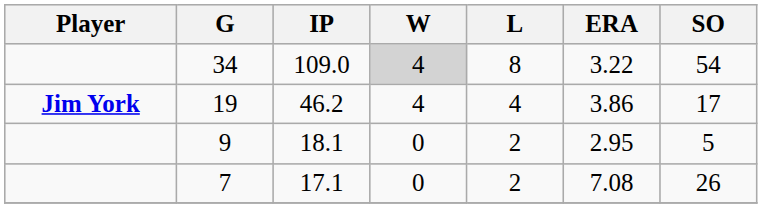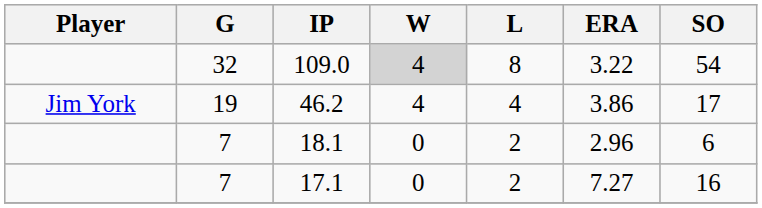(225, 63) 34 -> (225, 63) 32
(91, 103) bold -> (91, 103) normal
(225, 143) 9 -> (225, 143) 7
(612, 143) 2.95 -> (612, 143) 2.96
(708, 143) 5 -> (708, 143) 6
(612, 182) 7.08 -> (612, 182) 7.27
(708, 182) 26 -> (708, 182) 16
